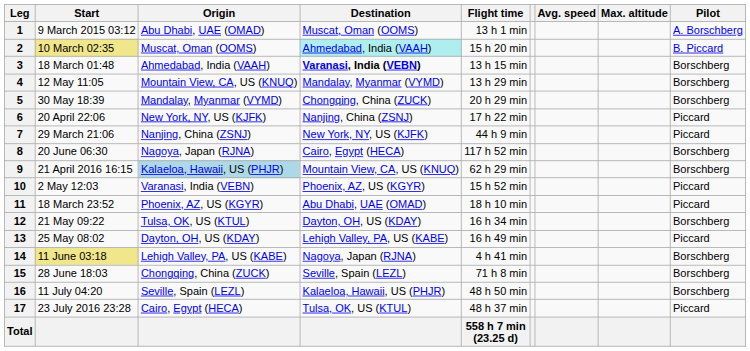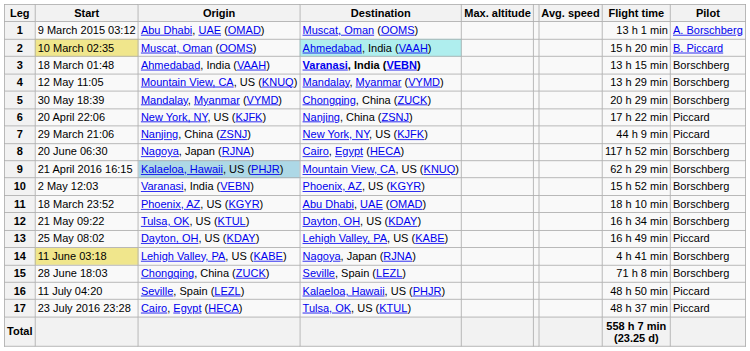columns swapped: (496, 13) <-> (634, 13)
(691, 186) Piccard -> (701, 186) Borschberg
(691, 204) Piccard -> (701, 204) Borschberg
(701, 291) Borschberg -> (691, 291) Piccard
